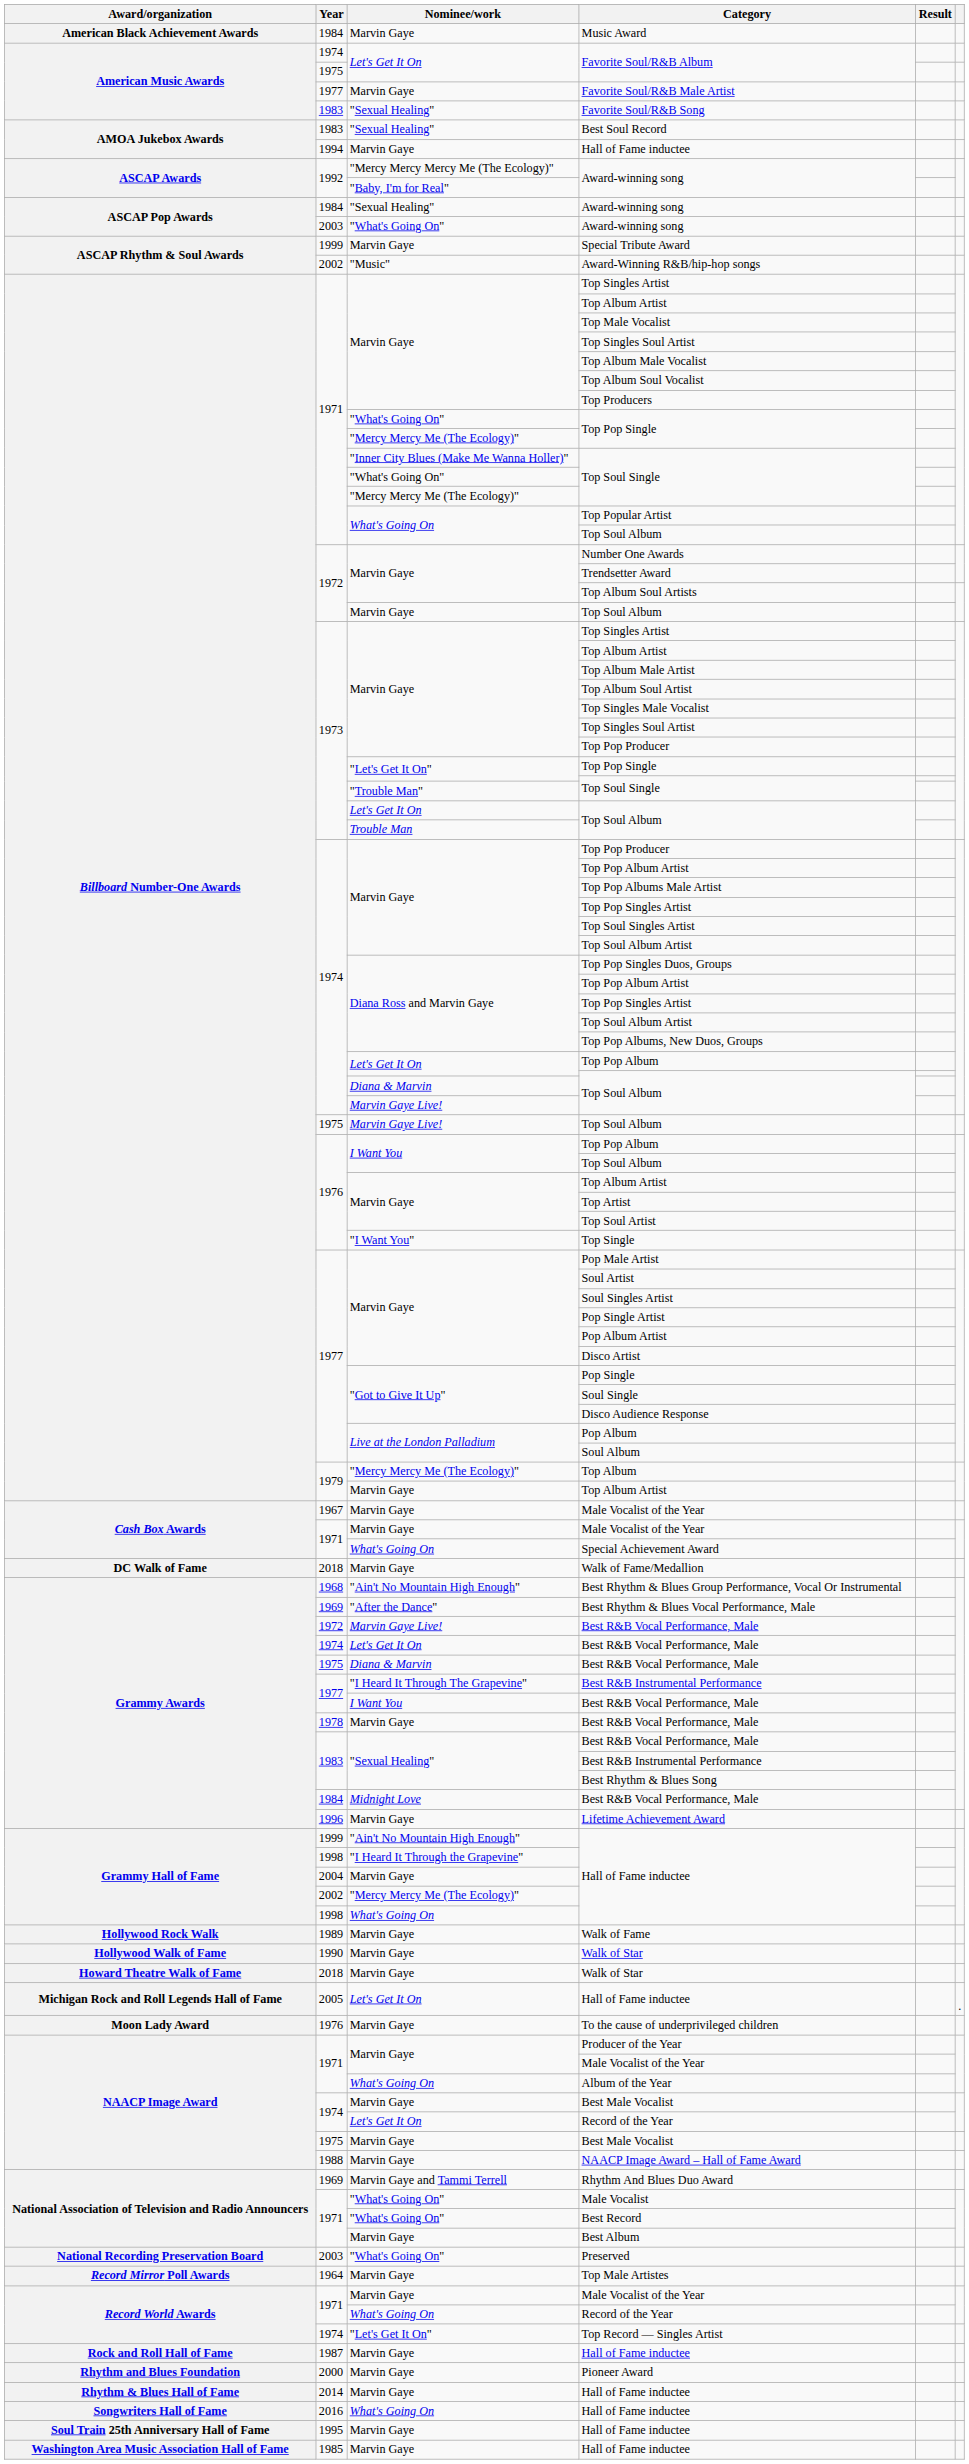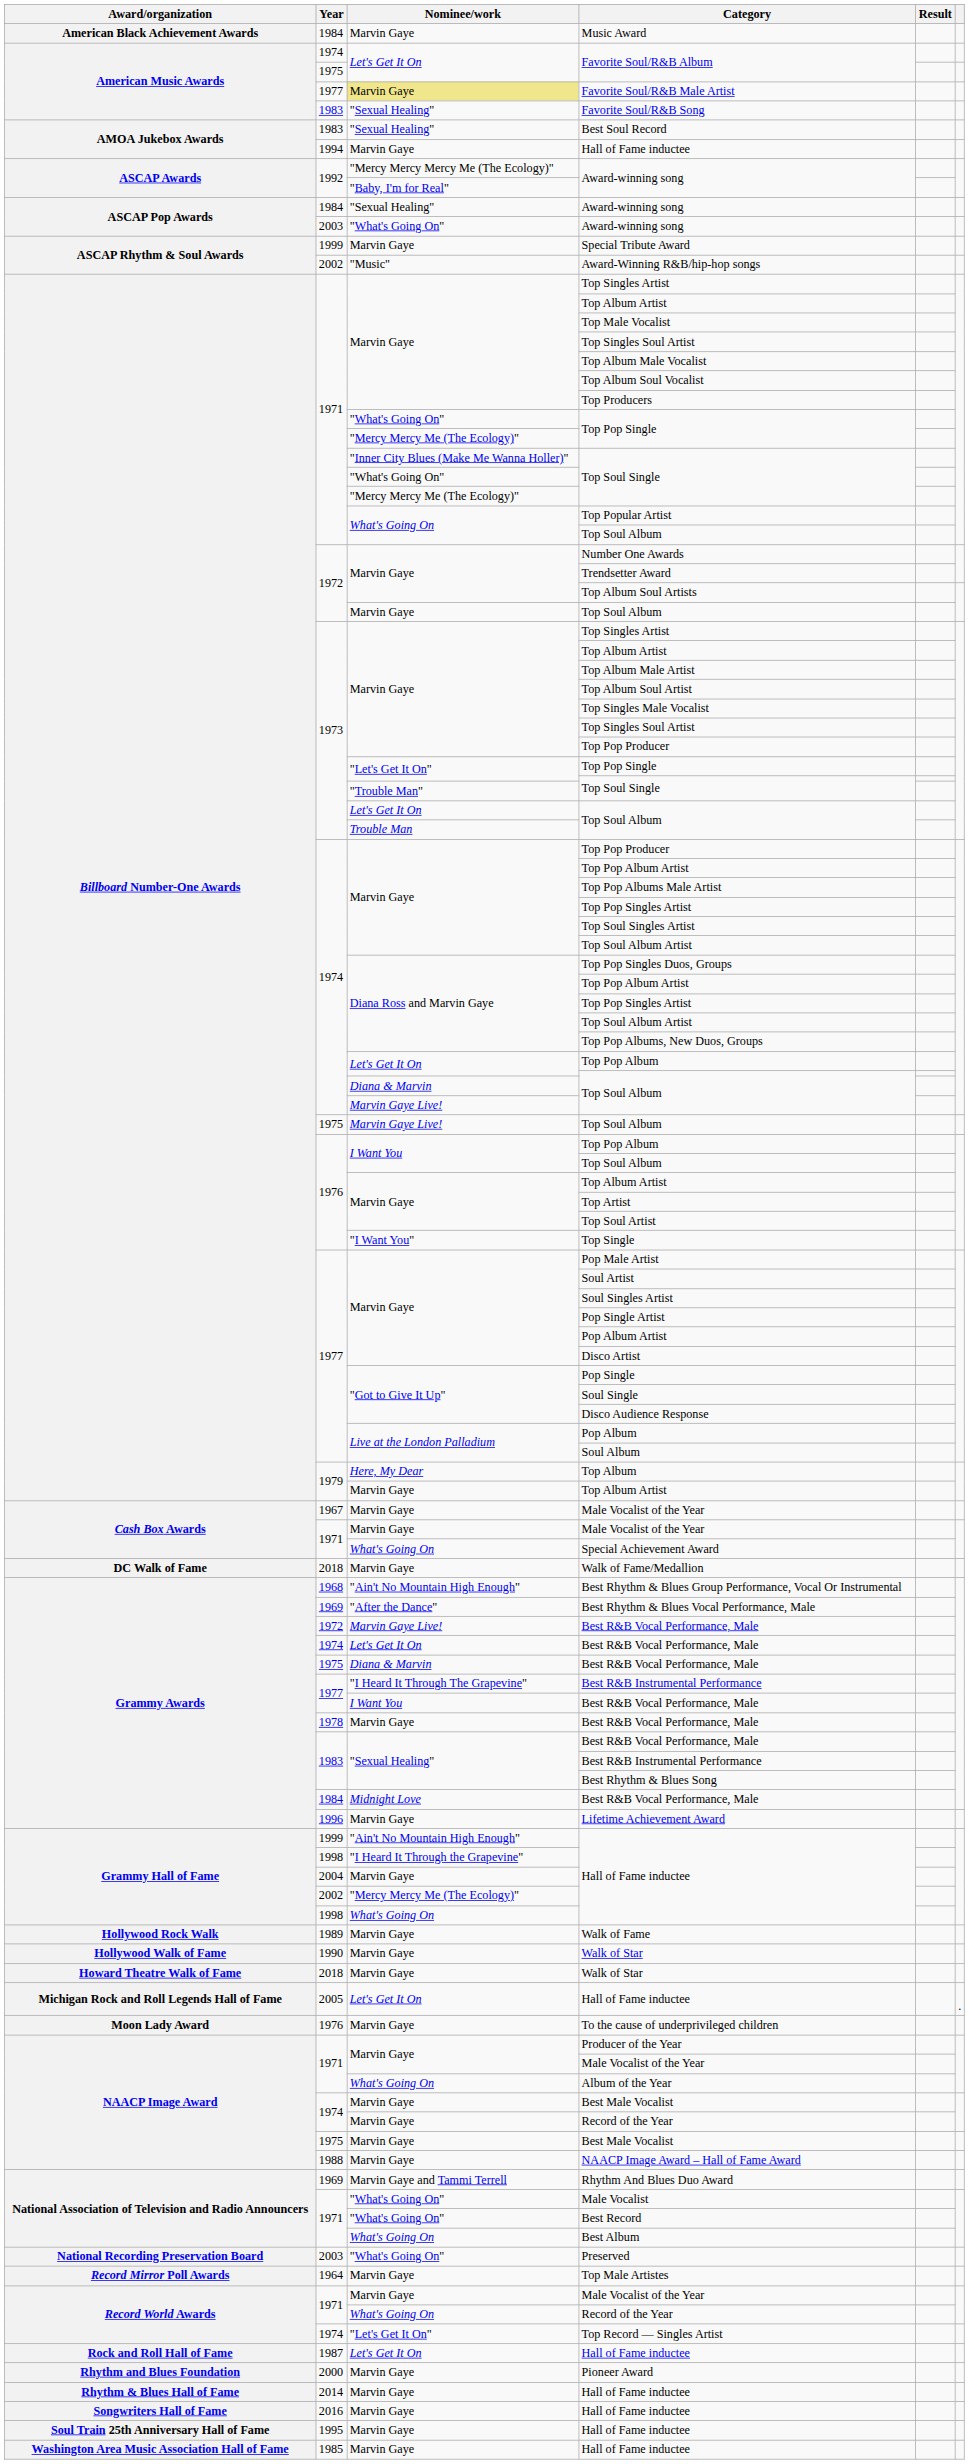(382, 91) no background -> (382, 91) khaki background
(434, 1471) "Mercy Mercy Me (The Ecology)" -> (386, 1471) Here, My Dear
(386, 2121) Let's Get It On -> (382, 2121) Marvin Gaye
(382, 2237) Marvin Gaye -> (392, 2237) What's Going On
(382, 2353) Marvin Gaye -> (386, 2353) Let's Get It On
(392, 2411) What's Going On -> (382, 2411) Marvin Gaye
